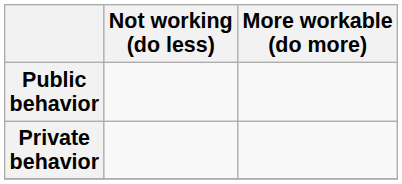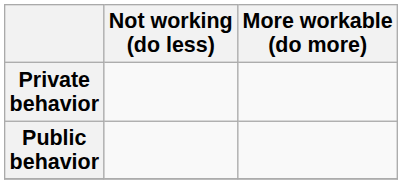rows swapped: (54, 91) <-> (54, 149)
